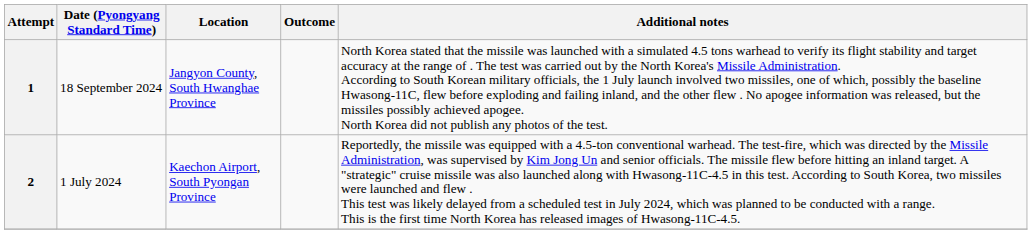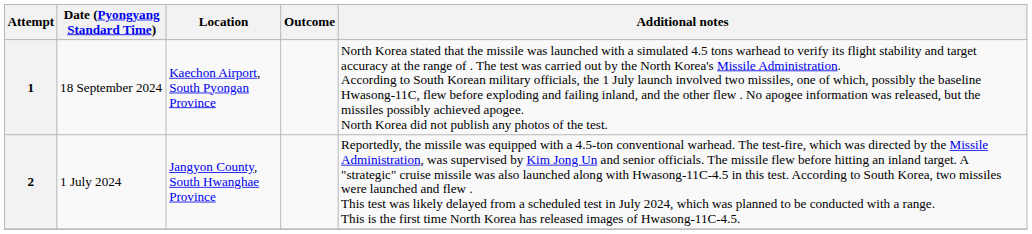(214, 87) Jangyon County, South Hwanghae Province -> (215, 87) Kaechon Airport, South Pyongan Province
(215, 181) Kaechon Airport, South Pyongan Province -> (214, 181) Jangyon County, South Hwanghae Province
